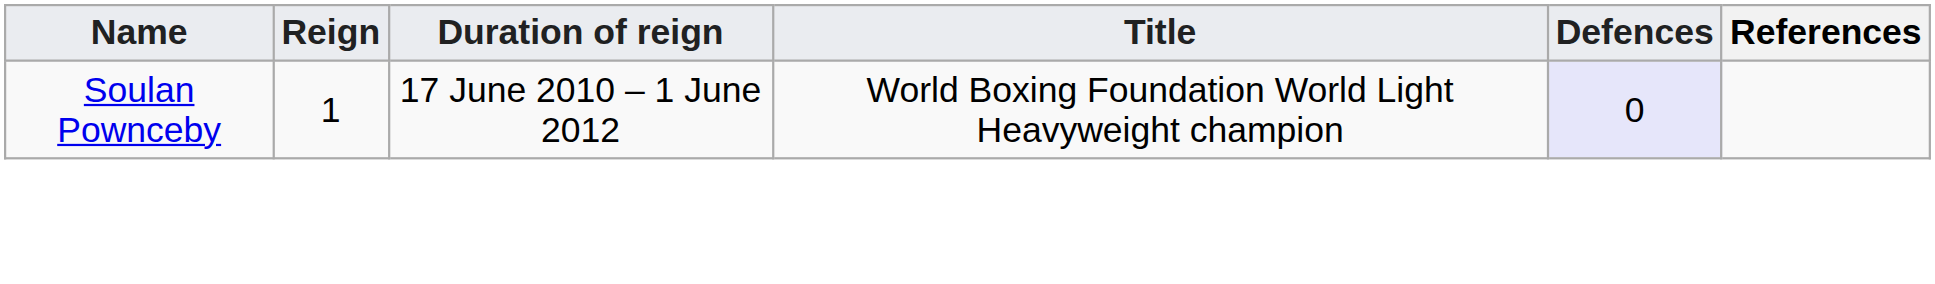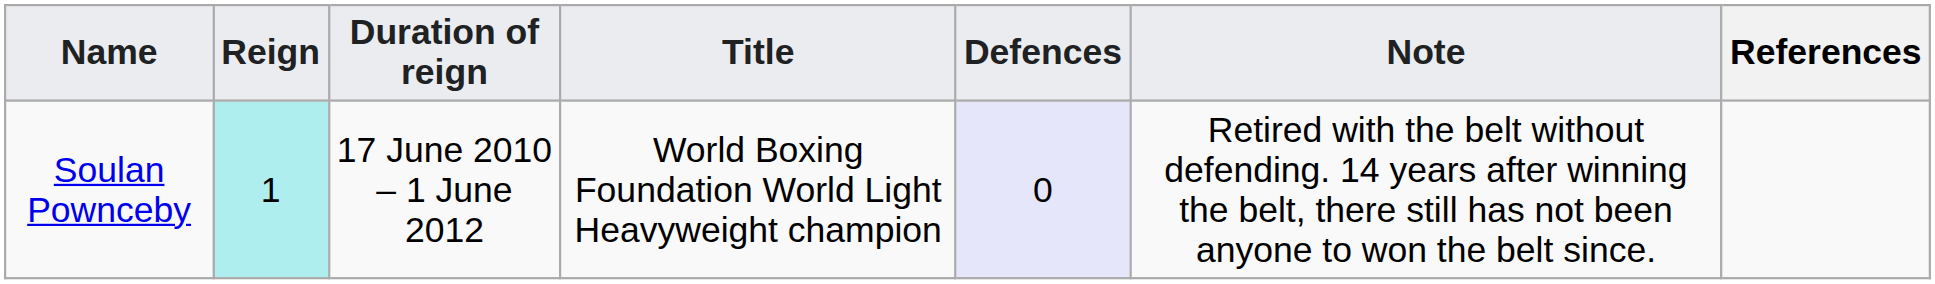+ column: (1426, 52)
(331, 108) no background -> (271, 188) paleturquoise background
